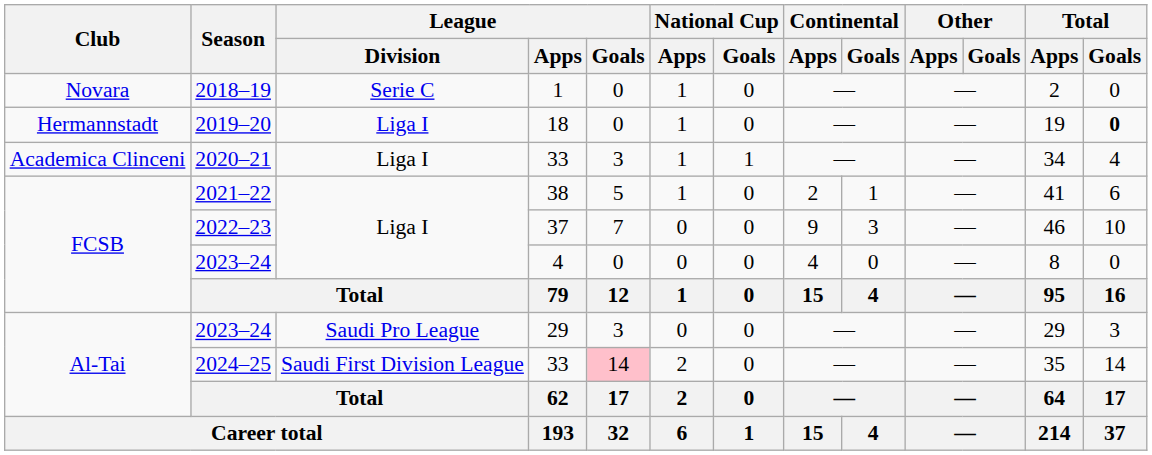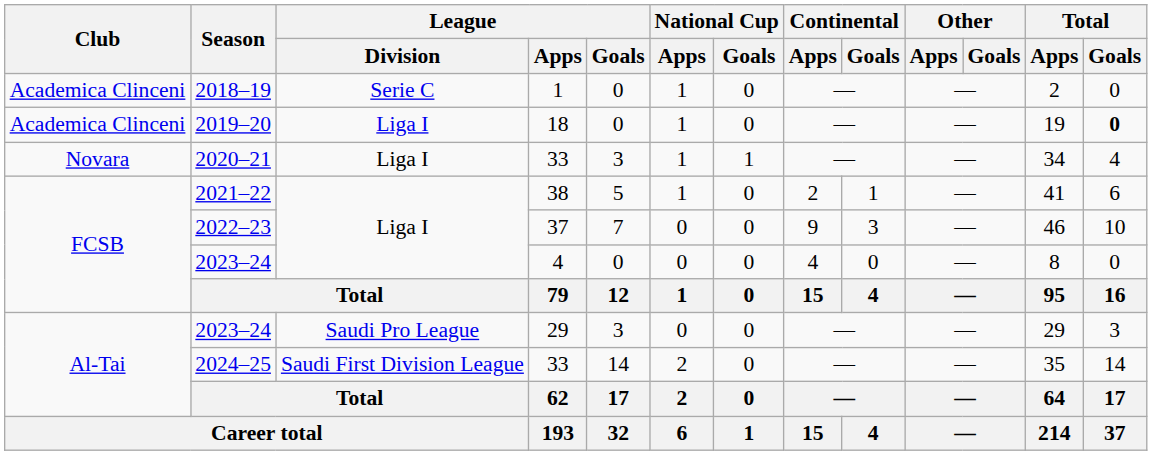(98, 90) Novara -> (98, 90) Academica Clinceni
(98, 124) Hermannstadt -> (98, 124) Academica Clinceni
(98, 158) Academica Clinceni -> (98, 158) Novara
(618, 364) pink background -> (618, 364) no background
